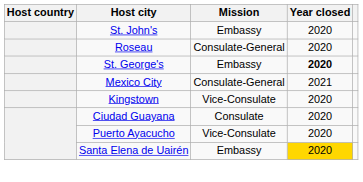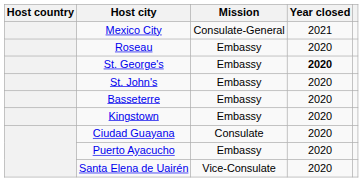rows swapped: (134, 30) <-> (134, 82)
(239, 47) Consulate-General -> (239, 47) Embassy
+ row: (134, 99)
(239, 99) Vice-Consulate -> (239, 116) Embassy
(239, 133) Vice-Consulate -> (239, 151) Embassy
(239, 151) Embassy -> (239, 168) Vice-Consulate
(320, 151) gold background -> (320, 168) no background
